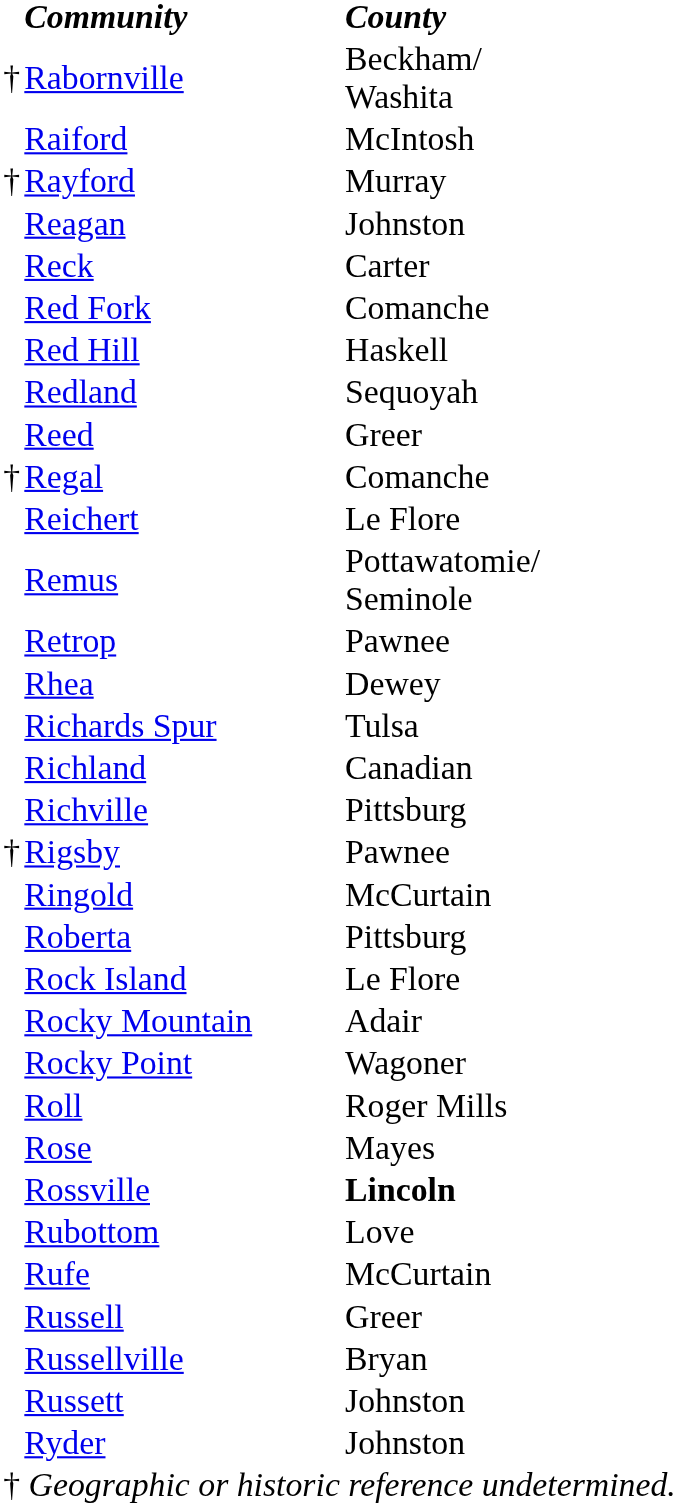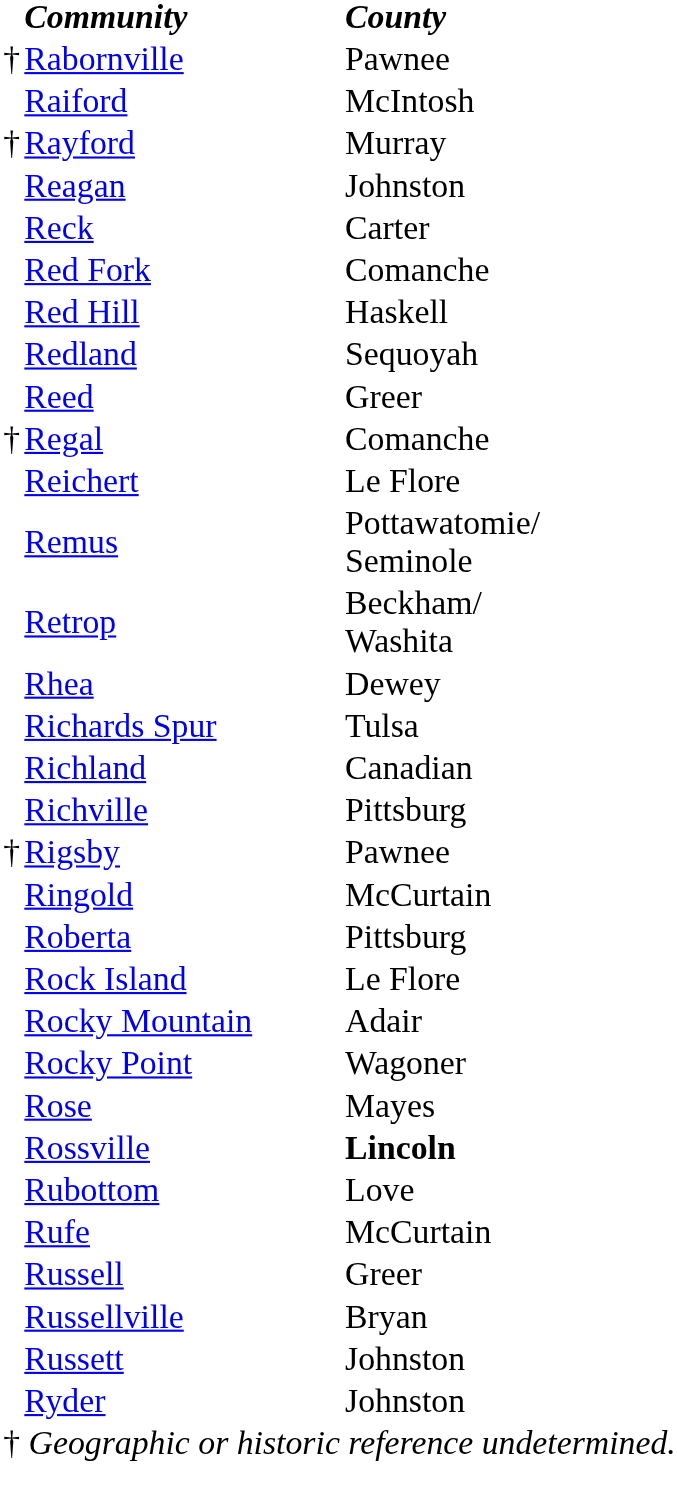(413, 77) Beckham/ Washita -> (398, 58) Pawnee
(398, 641) Pawnee -> (413, 622) Beckham/ Washita
- row: (53, 1105)
